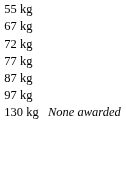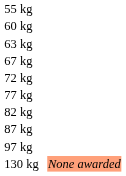+ row: (18, 26)
+ row: (18, 43)
+ row: (18, 112)
(84, 112) no background -> (84, 163) lightsalmon background
